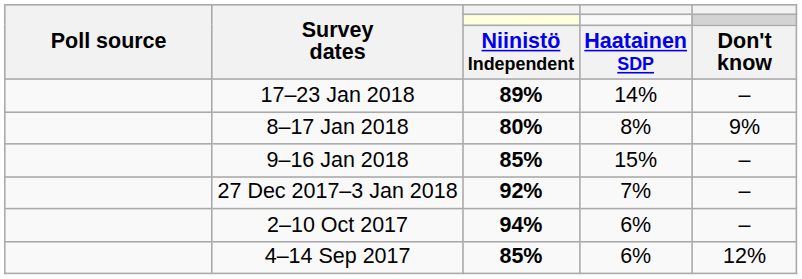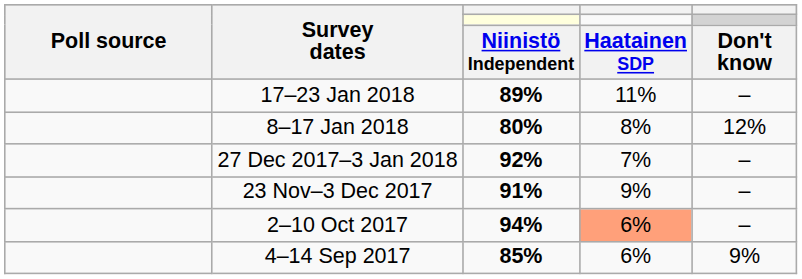(636, 94) 14% -> (636, 94) 11%
(745, 127) 9% -> (745, 127) 12%
- row: (338, 159)
+ row: (338, 191)
(636, 224) no background -> (636, 224) lightsalmon background
(745, 256) 12% -> (745, 256) 9%
